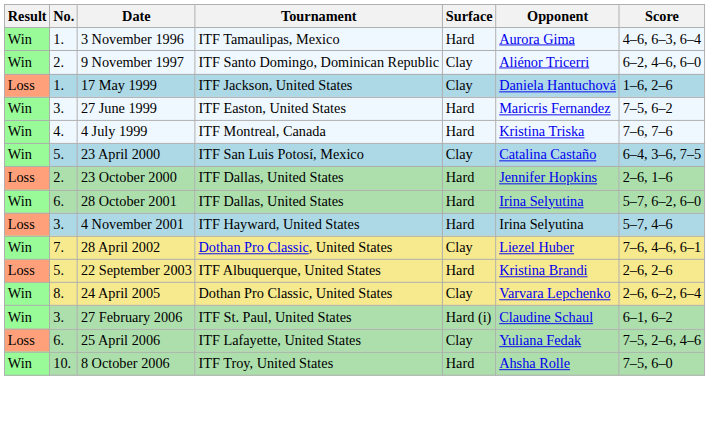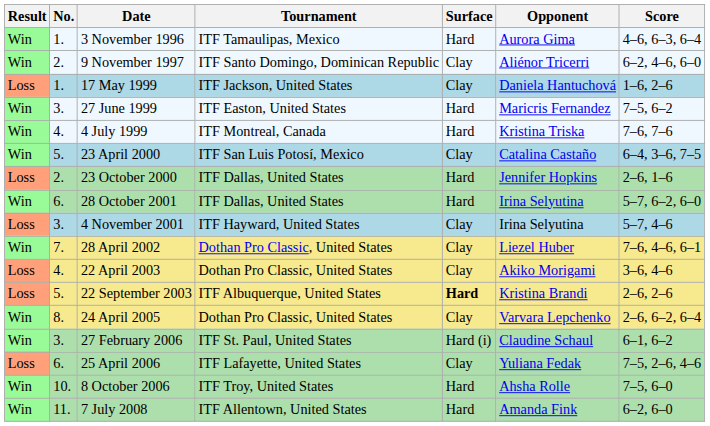(460, 224) Hard -> (459, 224) Clay
+ row: (121, 270)
(460, 270) normal -> (462, 293) bold
+ row: (114, 409)
